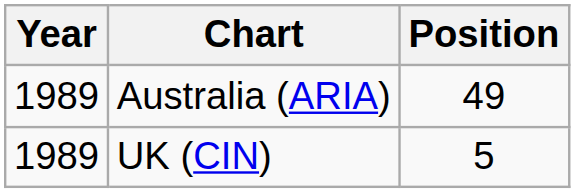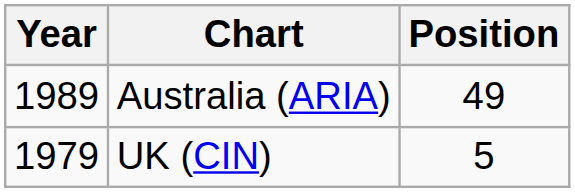(57, 156) 1989 -> (57, 156) 1979
